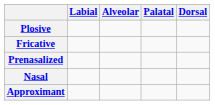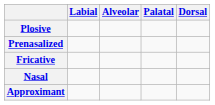rows swapped: (36, 60) <-> (36, 44)
